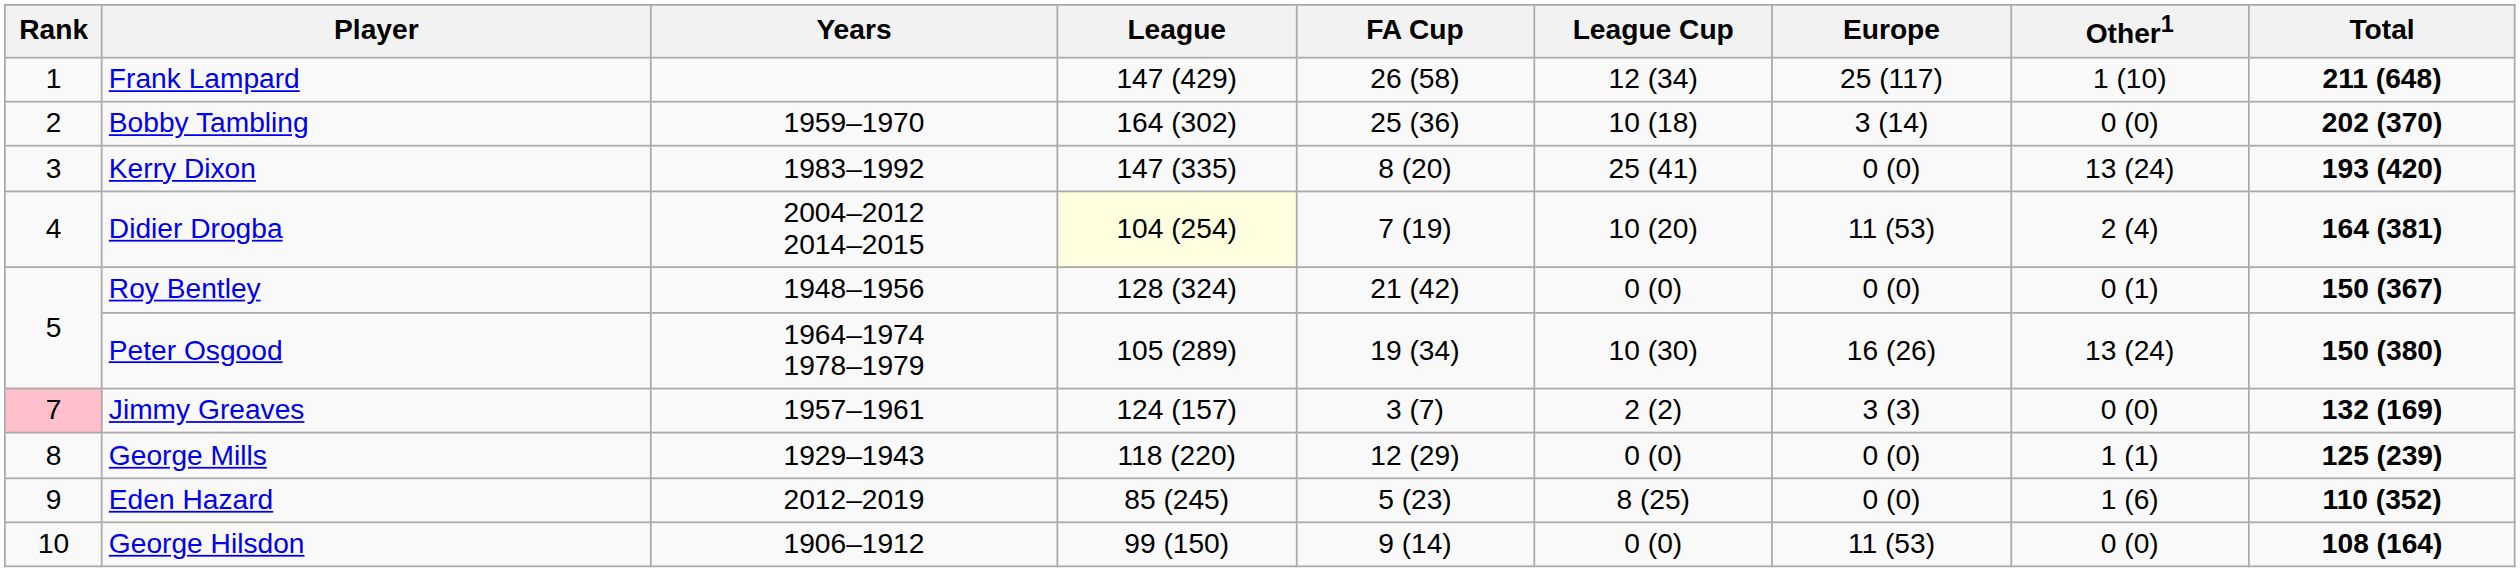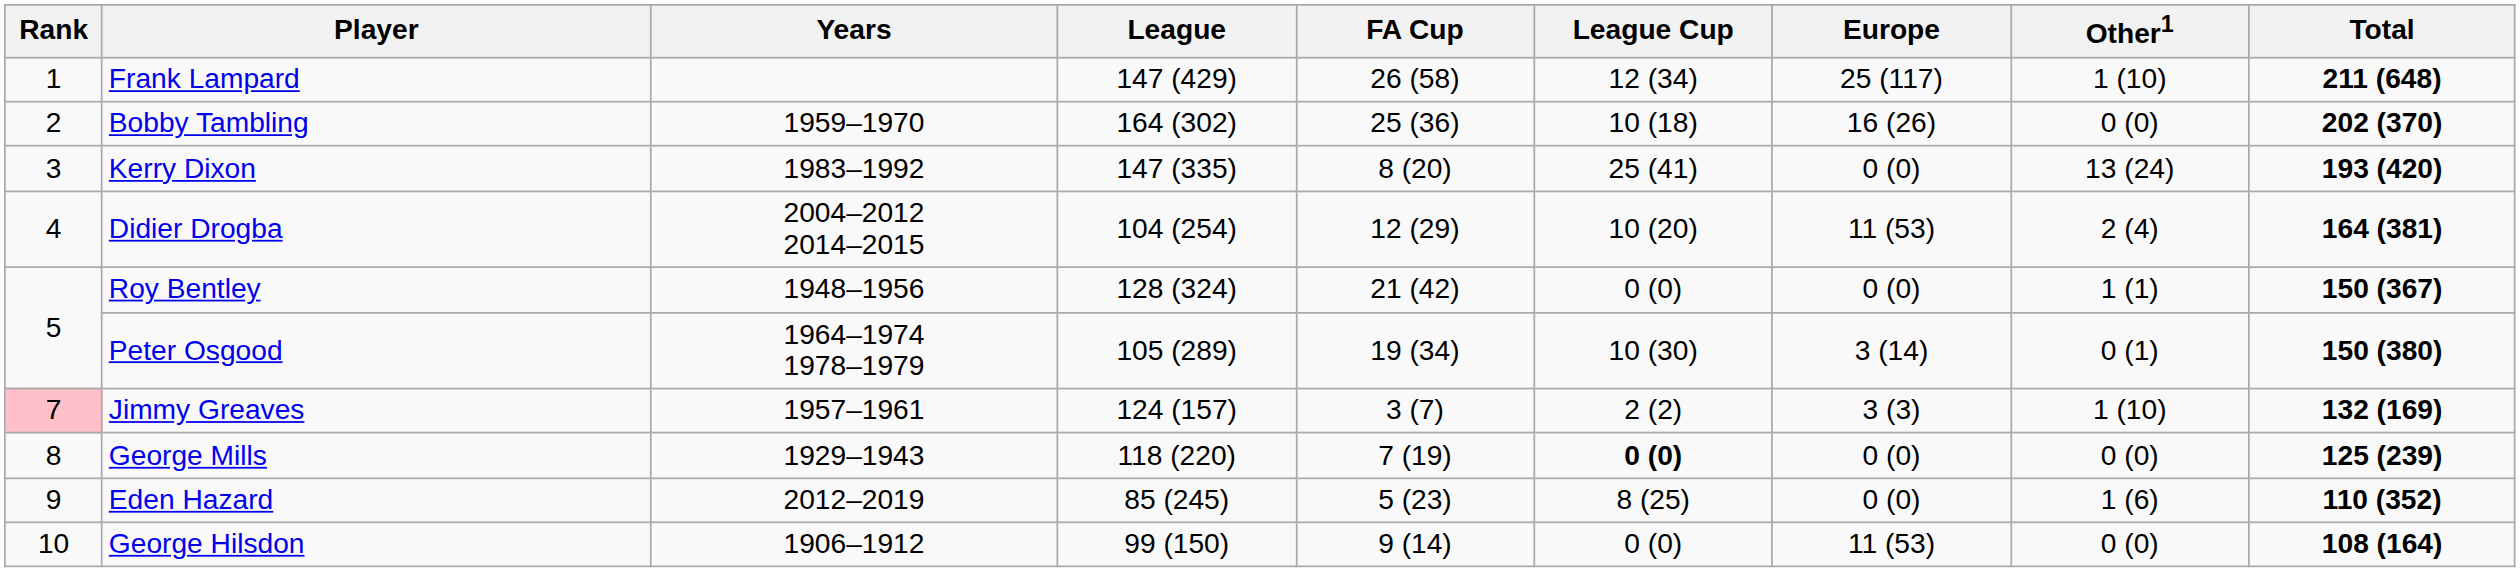(1891, 123) 3 (14) -> (1891, 123) 16 (26)
(1177, 228) lightyellow background -> (1177, 228) no background
(1415, 228) 7 (19) -> (1415, 228) 12 (29)
(2130, 289) 0 (1) -> (2130, 289) 1 (1)
(1891, 349) 16 (26) -> (1891, 349) 3 (14)
(2130, 349) 13 (24) -> (2130, 349) 0 (1)
(2130, 410) 0 (0) -> (2130, 410) 1 (10)
(1415, 455) 12 (29) -> (1415, 455) 7 (19)
(1653, 455) normal -> (1653, 455) bold
(2130, 455) 1 (1) -> (2130, 455) 0 (0)
